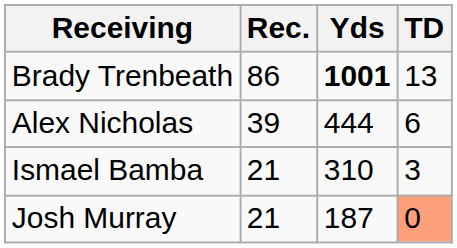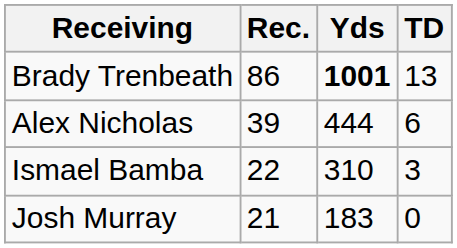(263, 170) 21 -> (263, 170) 22
(349, 218) 187 -> (349, 218) 183
(413, 218) lightsalmon background -> (413, 218) no background
